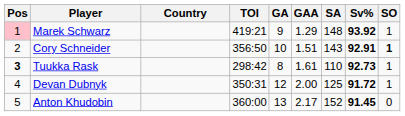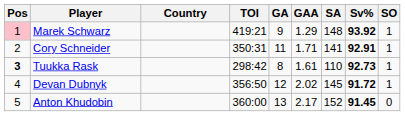(250, 48) 356:50 -> (250, 48) 350:31
(280, 48) 10 -> (280, 48) 11
(306, 48) 1.51 -> (306, 48) 1.71
(333, 48) 143 -> (333, 48) 141
(389, 48) bold -> (389, 48) normal
(250, 84) 350:31 -> (250, 84) 356:50
(306, 84) 2.00 -> (306, 84) 2.02
(333, 84) 125 -> (333, 84) 145
